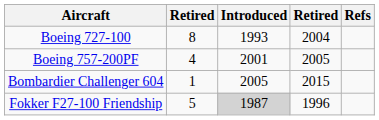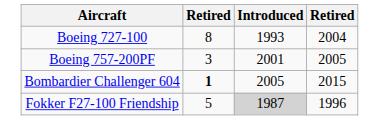- column: (358, 15)
(192, 59) 4 -> (208, 59) 3
(192, 81) normal -> (208, 81) bold
